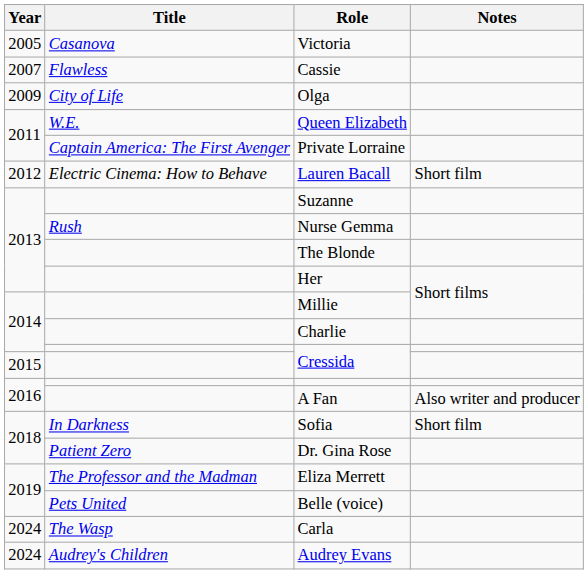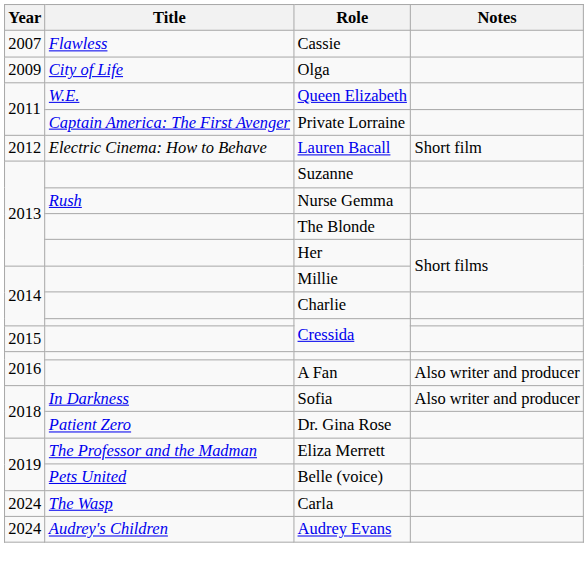- row: (25, 43)
(448, 424) Short film -> (497, 398) Also writer and producer
